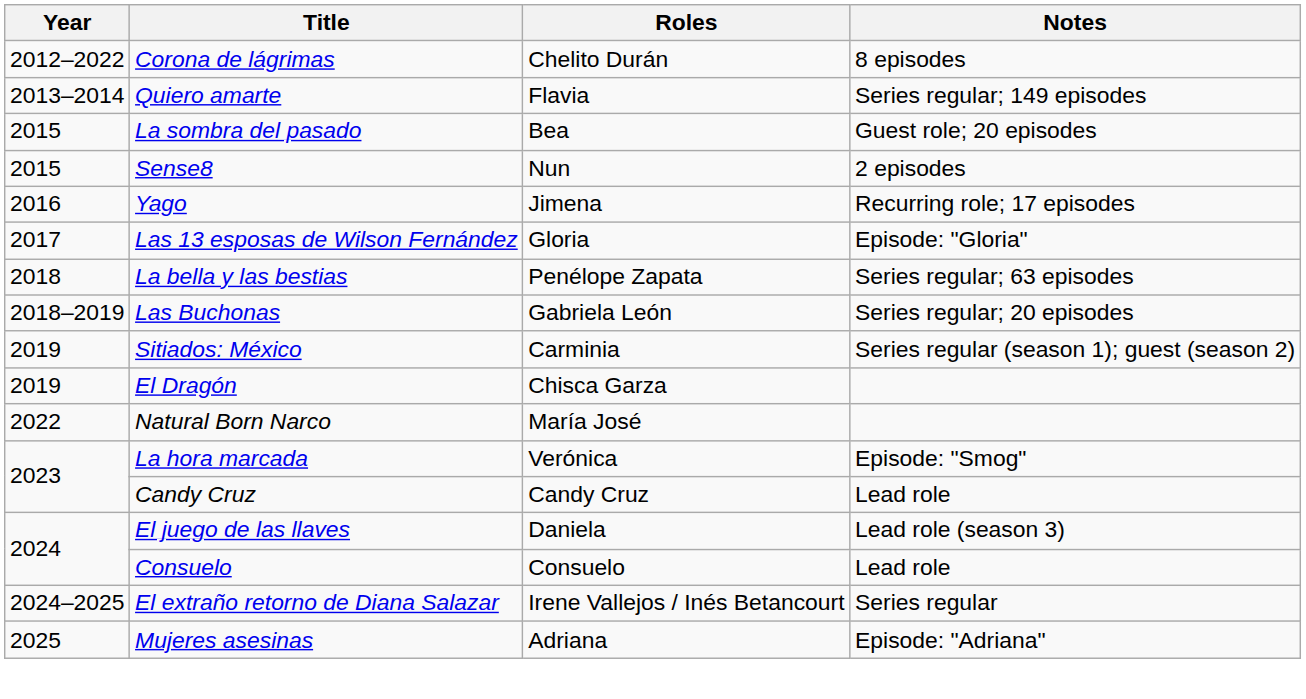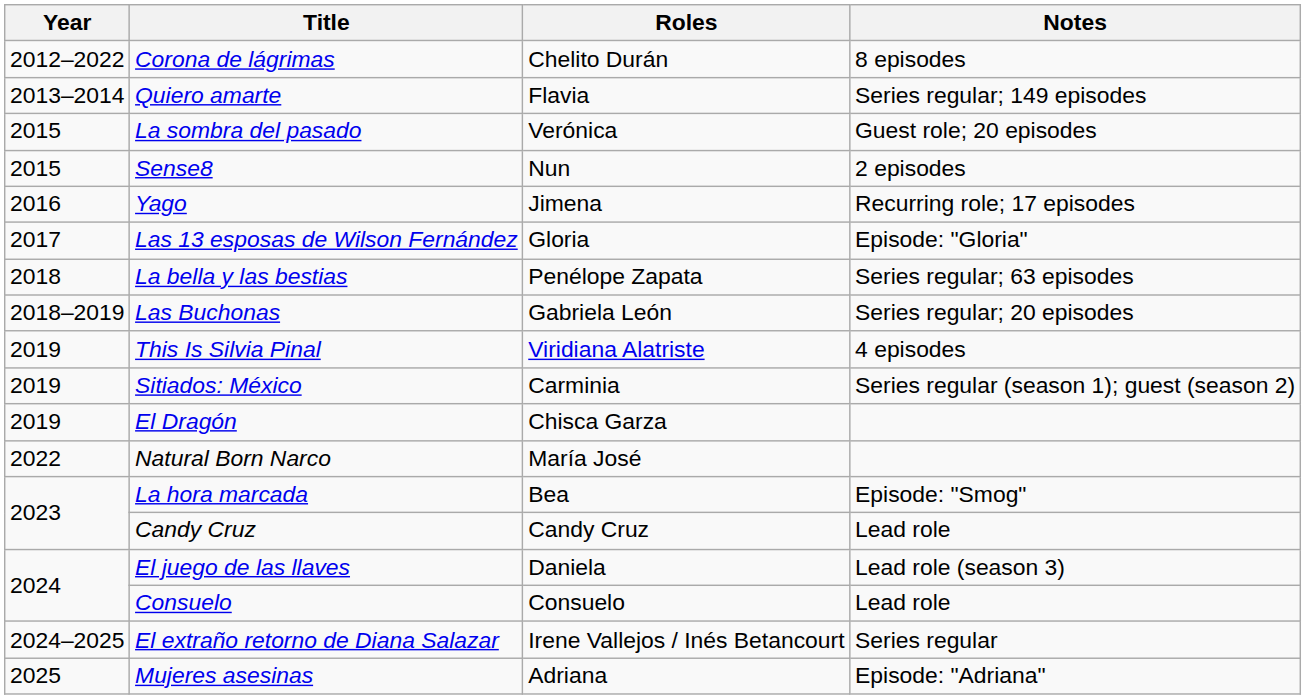(549, 131) Bea -> (573, 131) Verónica
+ row: (228, 349)
(573, 458) Verónica -> (549, 494) Bea
